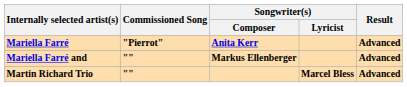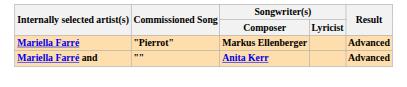(235, 43) Anita Kerr -> (265, 43) Markus Ellenberger
(254, 58) Markus Ellenberger -> (245, 58) Anita Kerr
- row: (50, 74)
